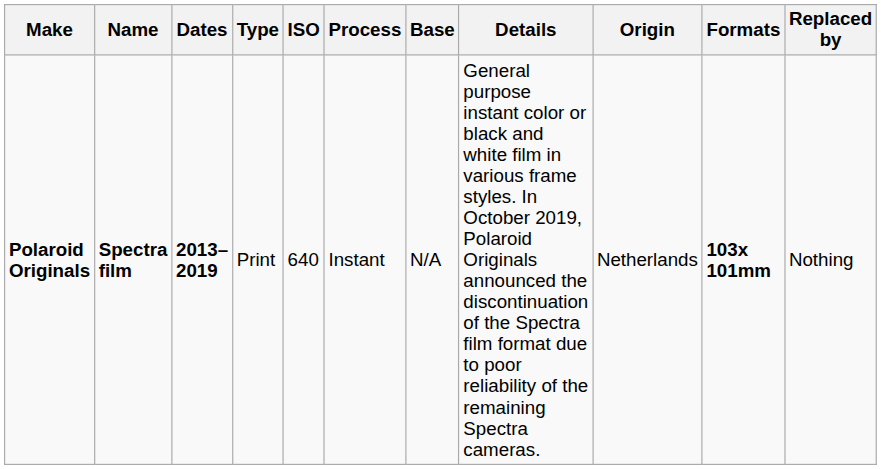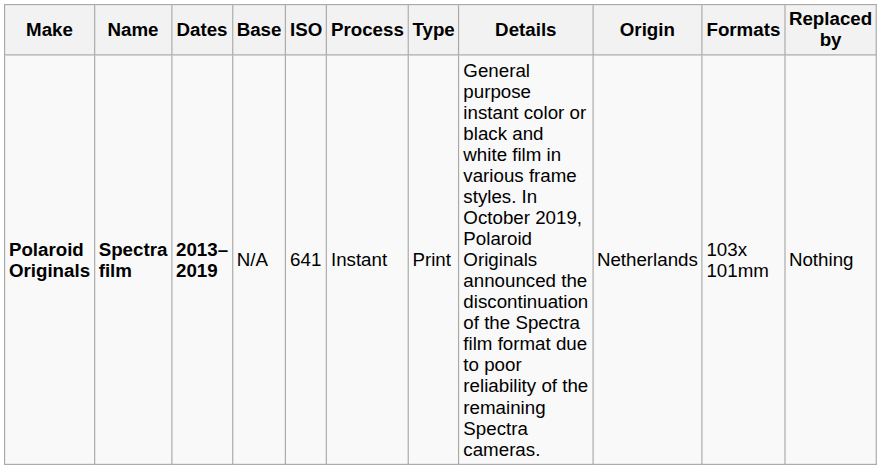columns swapped: (432, 29) <-> (258, 29)
(303, 259) 640 -> (306, 259) 641
(739, 259) bold -> (738, 259) normal
